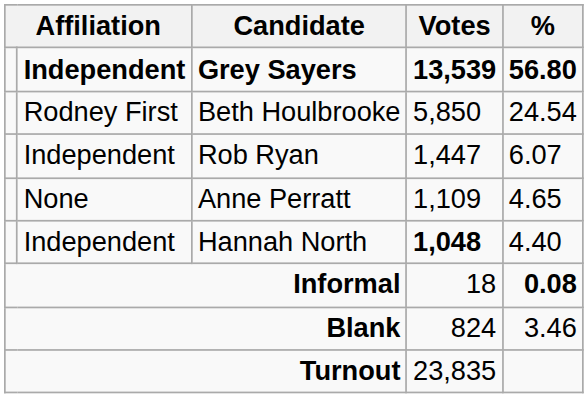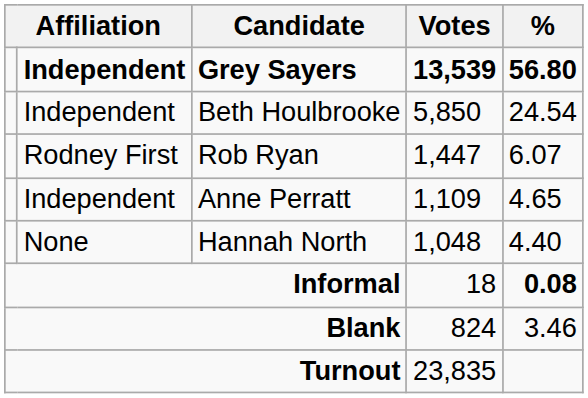(101, 112) Rodney First -> (99, 112) Independent
(99, 155) Independent -> (101, 155) Rodney First
(56, 198) None -> (99, 198) Independent
(99, 241) Independent -> (56, 241) None
(447, 241) bold -> (447, 241) normal
